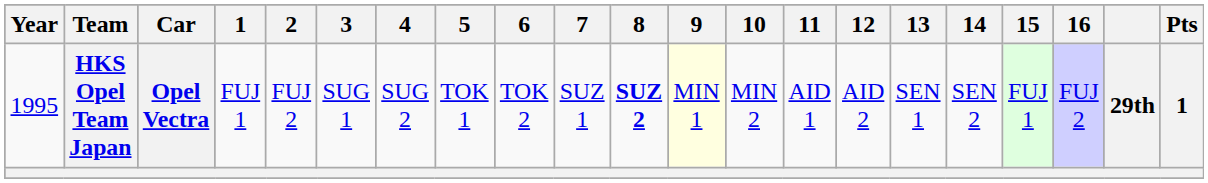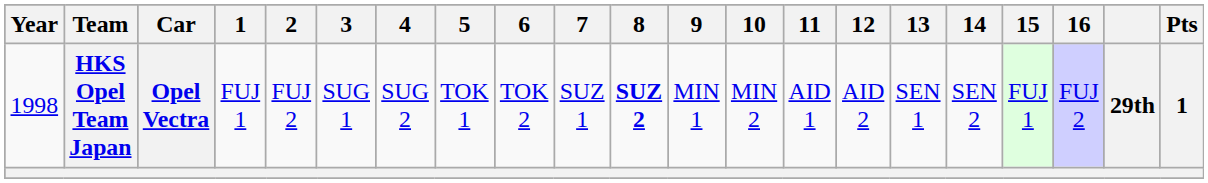(34, 104) 1995 -> (34, 104) 1998
(697, 104) lightyellow background -> (697, 104) no background
